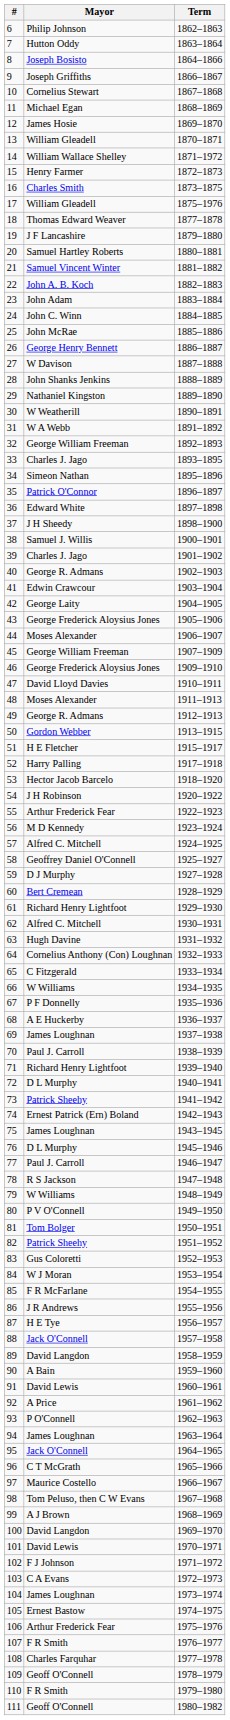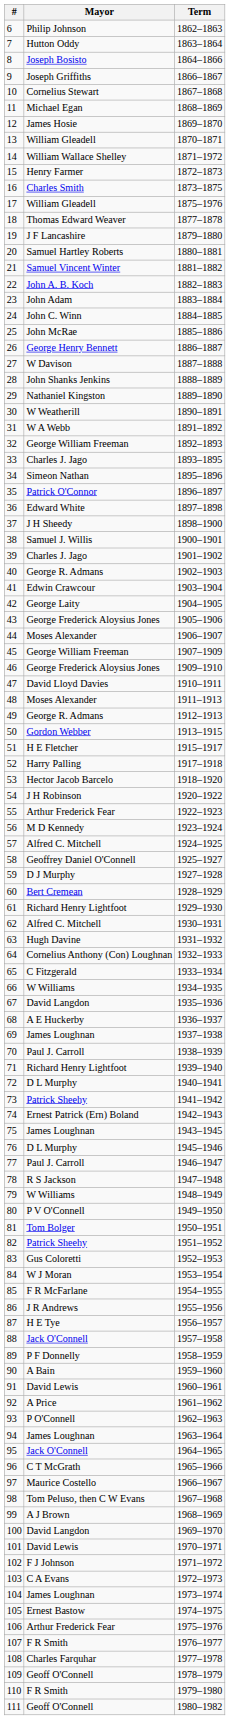(53, 1003) P F Donnelly -> (58, 1003) David Langdon
(58, 1355) David Langdon -> (53, 1355) P F Donnelly
